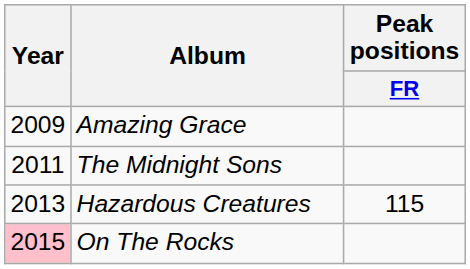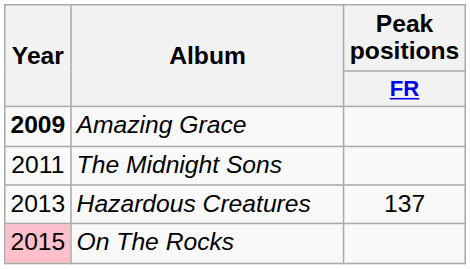(38, 125) normal -> (38, 125) bold
(405, 204) 115 -> (405, 204) 137
